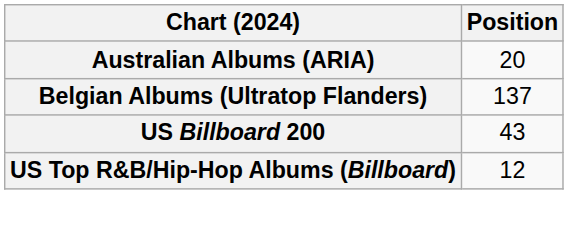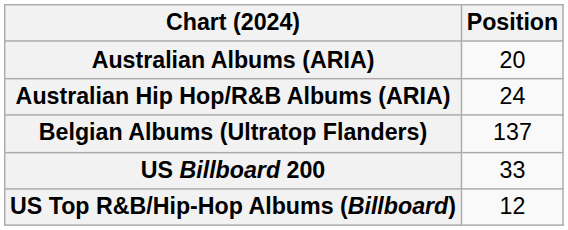+ row: (233, 96)
(512, 133) 43 -> (512, 170) 33
